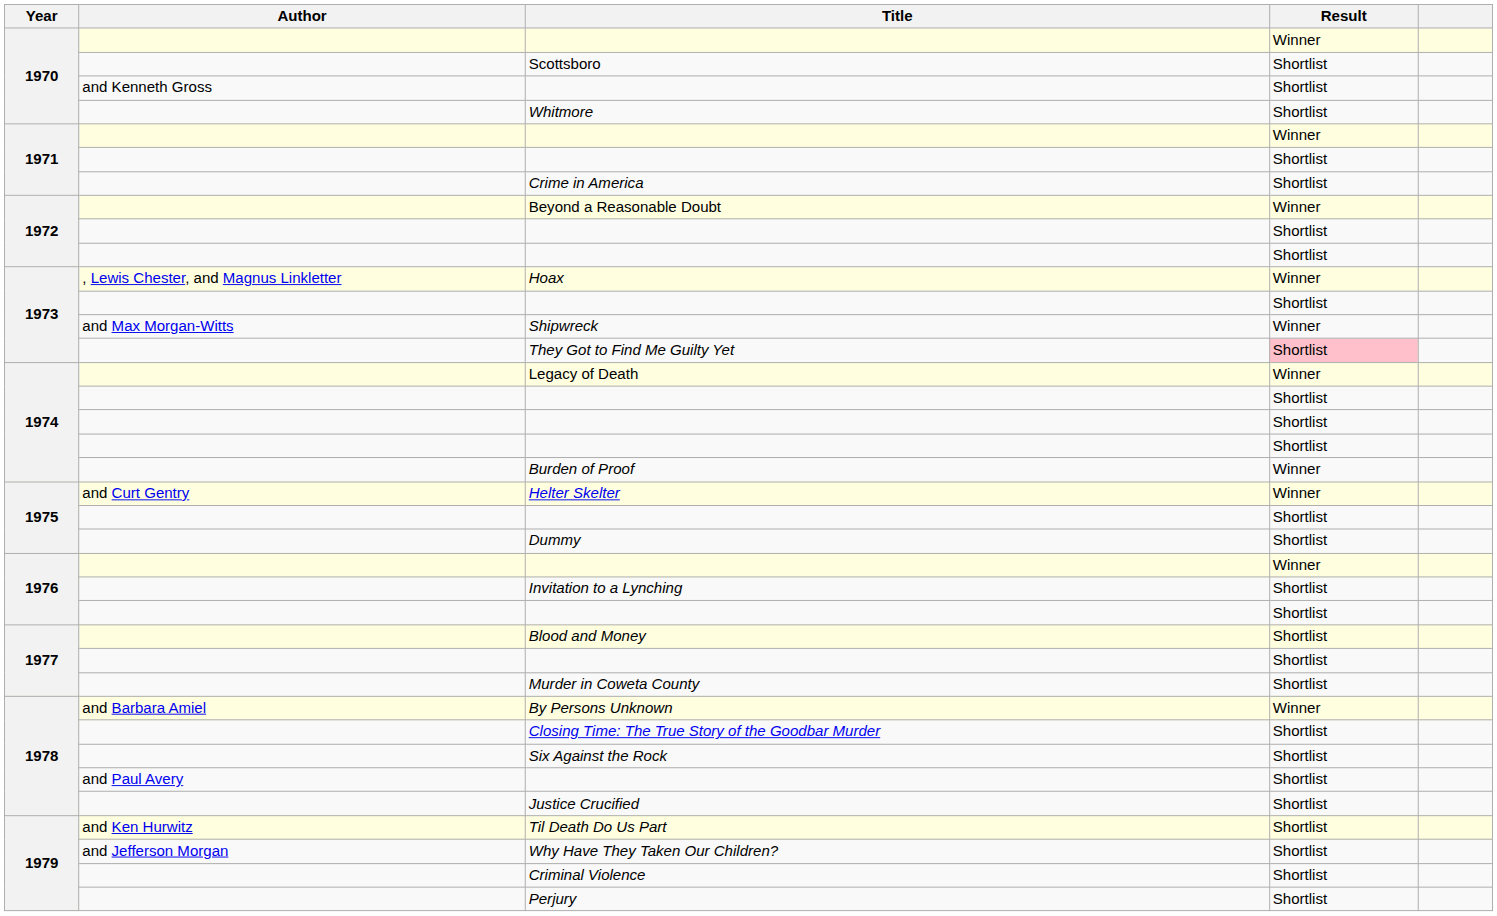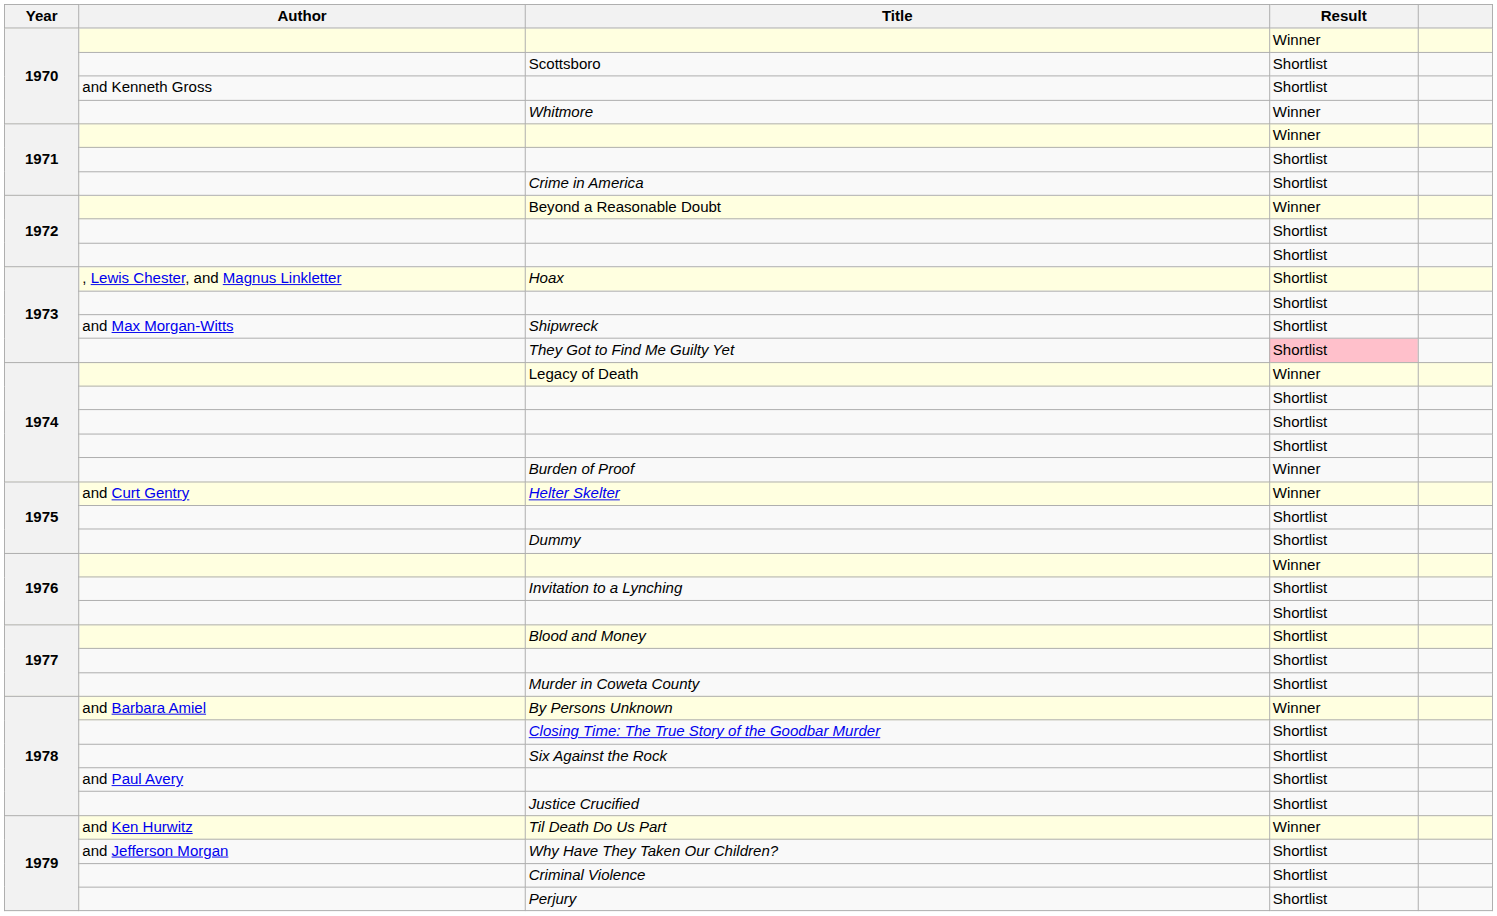(1300, 111) Shortlist -> (1297, 111) Winner
(1297, 278) Winner -> (1300, 278) Shortlist
(1297, 326) Winner -> (1300, 326) Shortlist
(1300, 827) Shortlist -> (1297, 827) Winner
